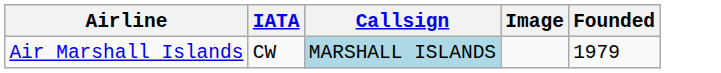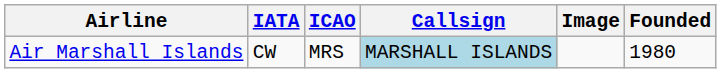+ column: (332, 21)
(597, 52) 1979 -> (653, 52) 1980
